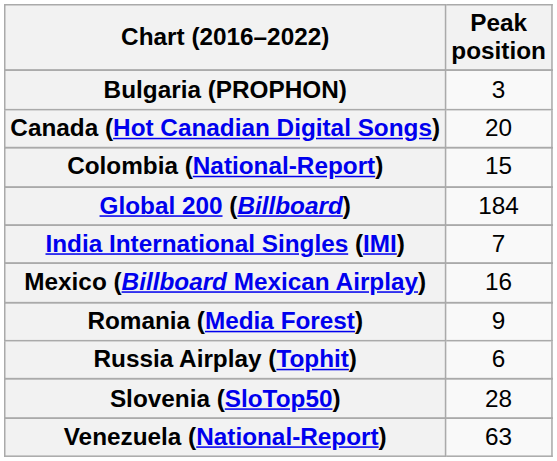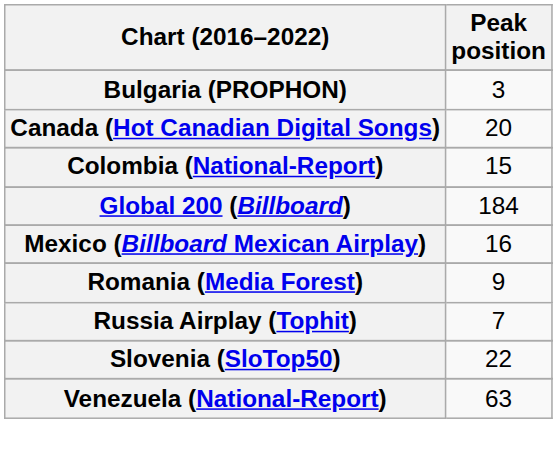- row: (225, 243)
(499, 359) 6 -> (499, 321) 7
(499, 398) 28 -> (499, 359) 22
